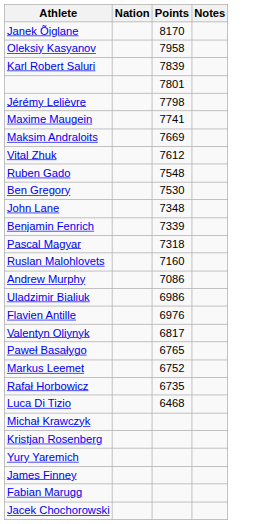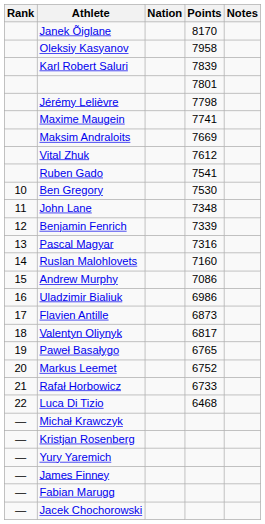+ column: (21, 13)
(172, 173) 7548 -> (204, 173) 7541
(172, 244) 7318 -> (204, 244) 7316
(172, 315) 6976 -> (204, 315) 6873
(172, 386) 6735 -> (204, 386) 6733
